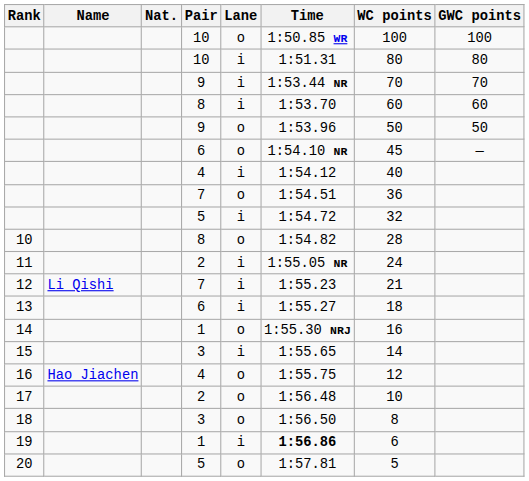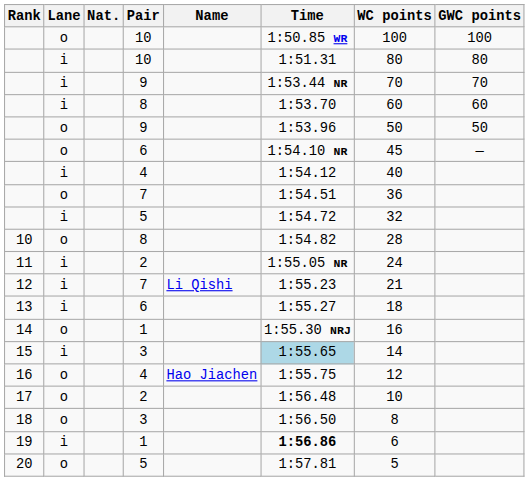columns swapped: (93, 16) <-> (241, 16)
(307, 353) no background -> (307, 353) lightblue background
